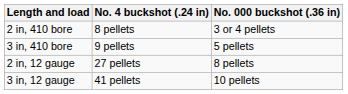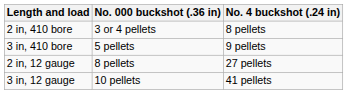columns swapped: (277, 13) <-> (152, 13)
